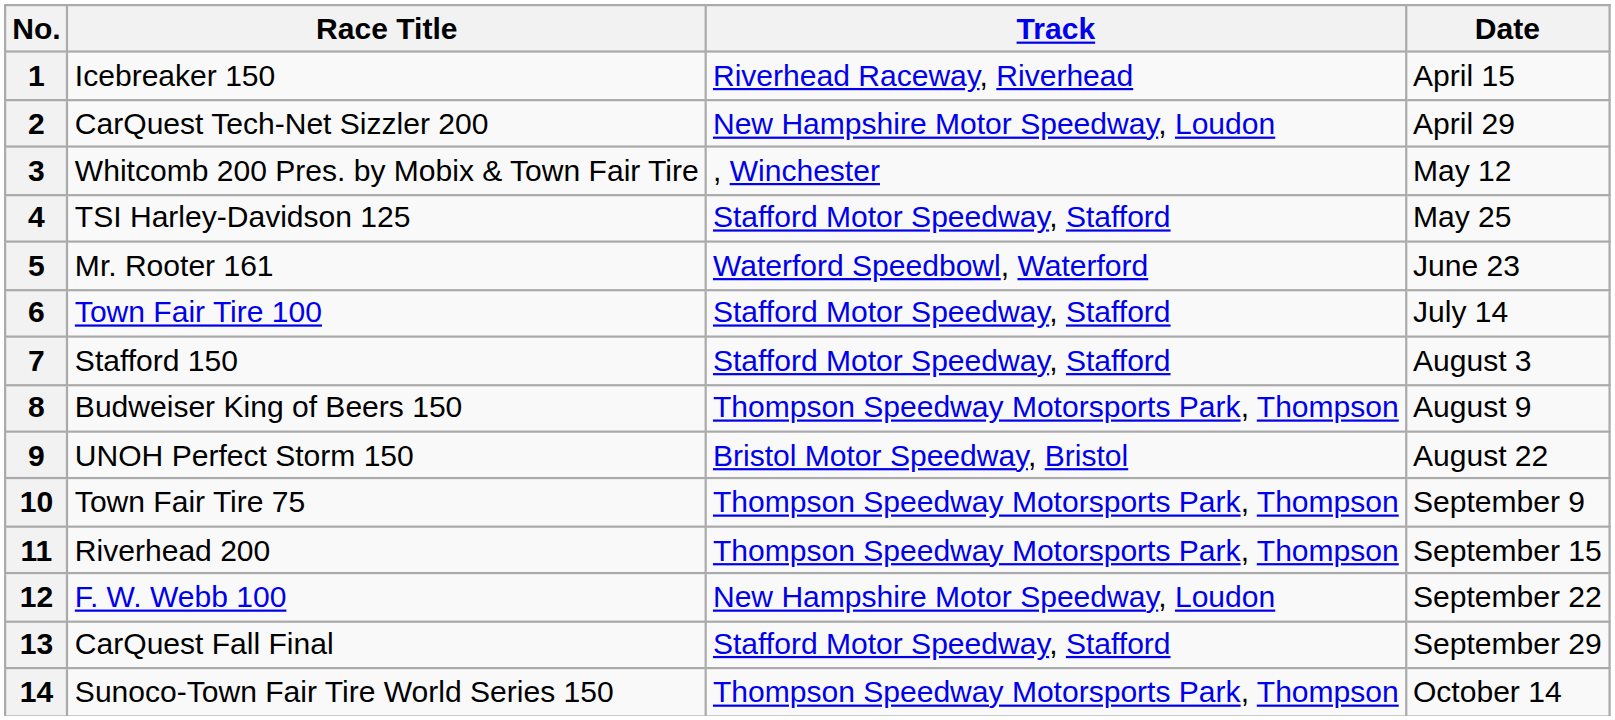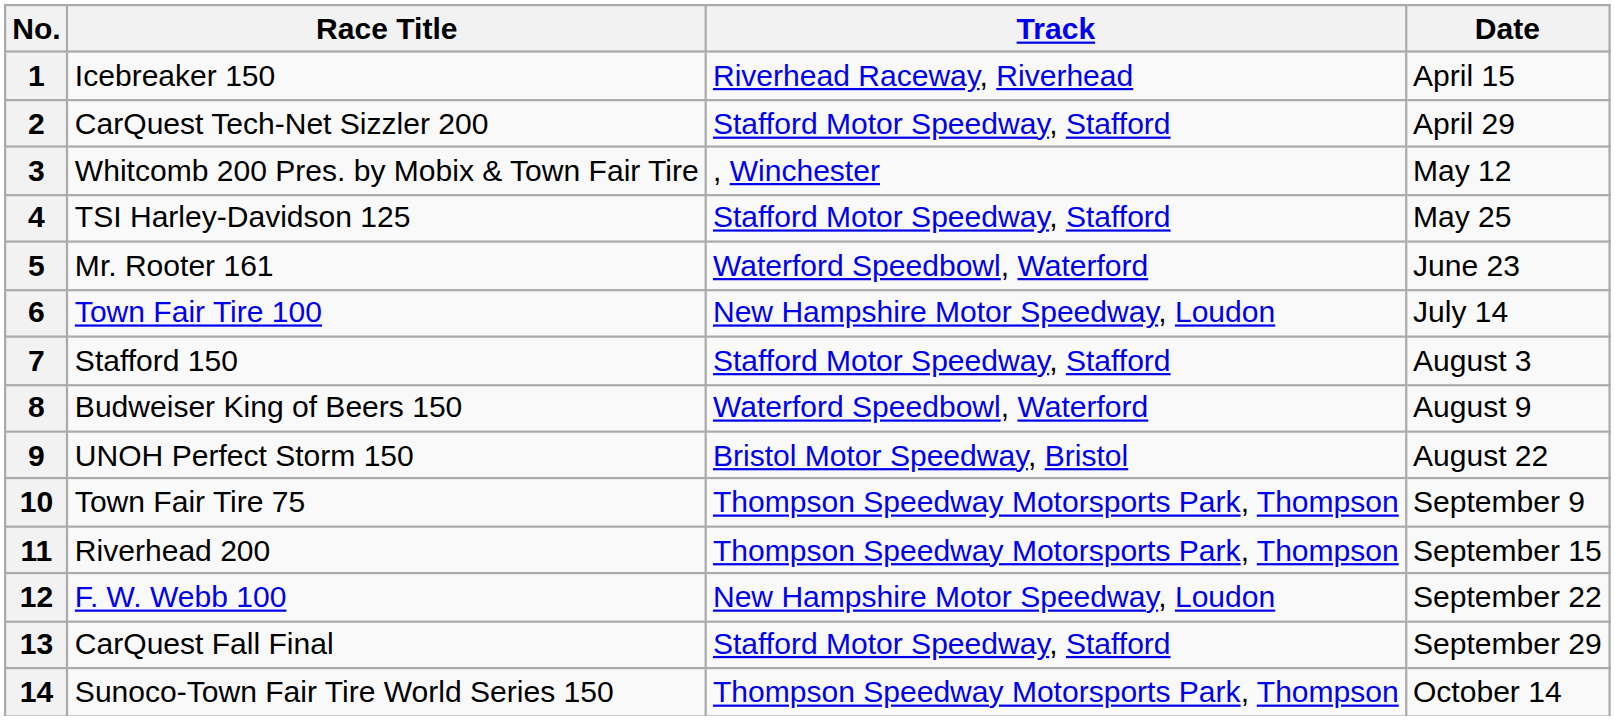(994, 123) New Hampshire Motor Speedway, Loudon -> (942, 123) Stafford Motor Speedway, Stafford
(942, 313) Stafford Motor Speedway, Stafford -> (994, 313) New Hampshire Motor Speedway, Loudon
(1056, 407) Thompson Speedway Motorsports Park, Thompson -> (931, 407) Waterford Speedbowl, Waterford
